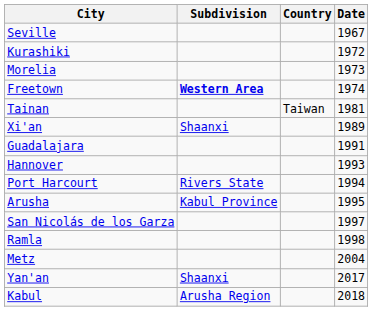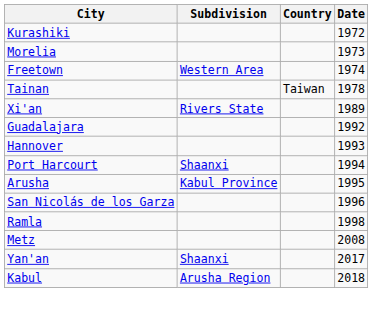- row: (32, 33)
(222, 89) bold -> (222, 70) normal
(351, 108) 1981 -> (351, 89) 1978
(204, 127) Shaanxi -> (222, 108) Rivers State
(351, 146) 1991 -> (351, 127) 1992
(222, 184) Rivers State -> (204, 165) Shaanxi
(351, 221) 1997 -> (351, 202) 1996
(351, 259) 2004 -> (351, 240) 2008
